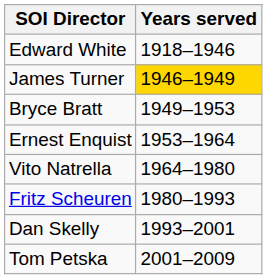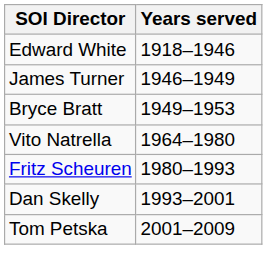(188, 79) gold background -> (188, 79) no background
- row: (70, 139)
